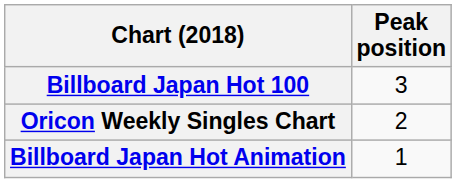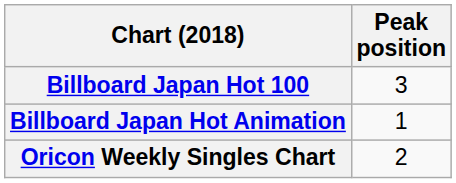rows swapped: (178, 158) <-> (178, 121)
